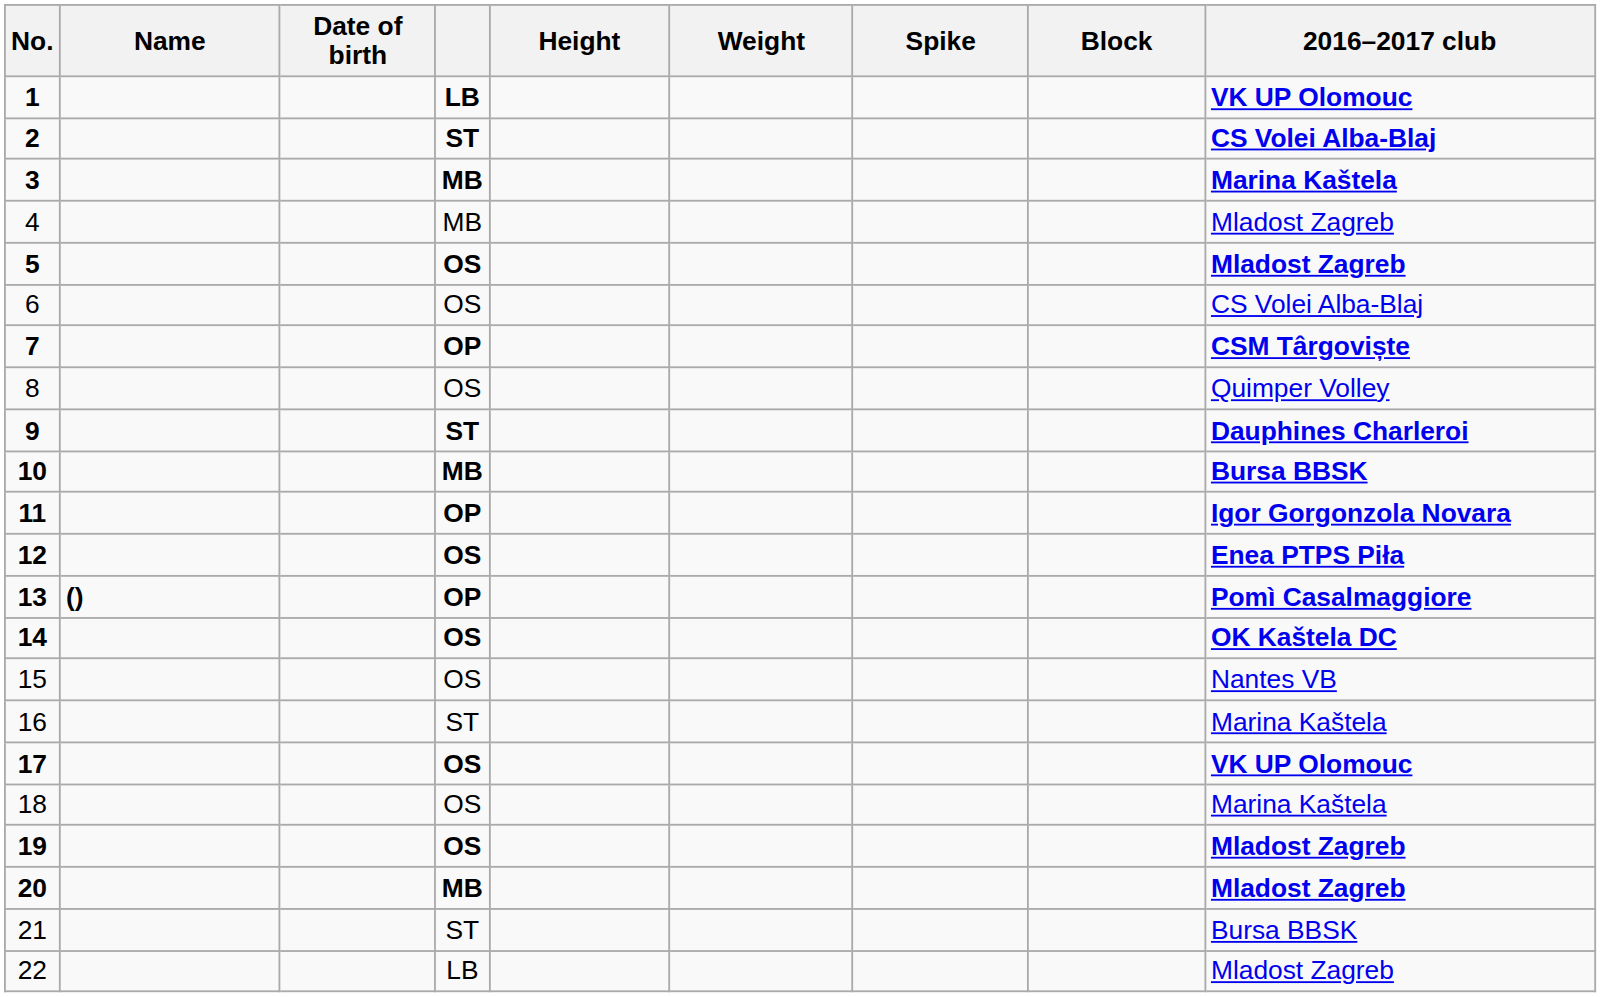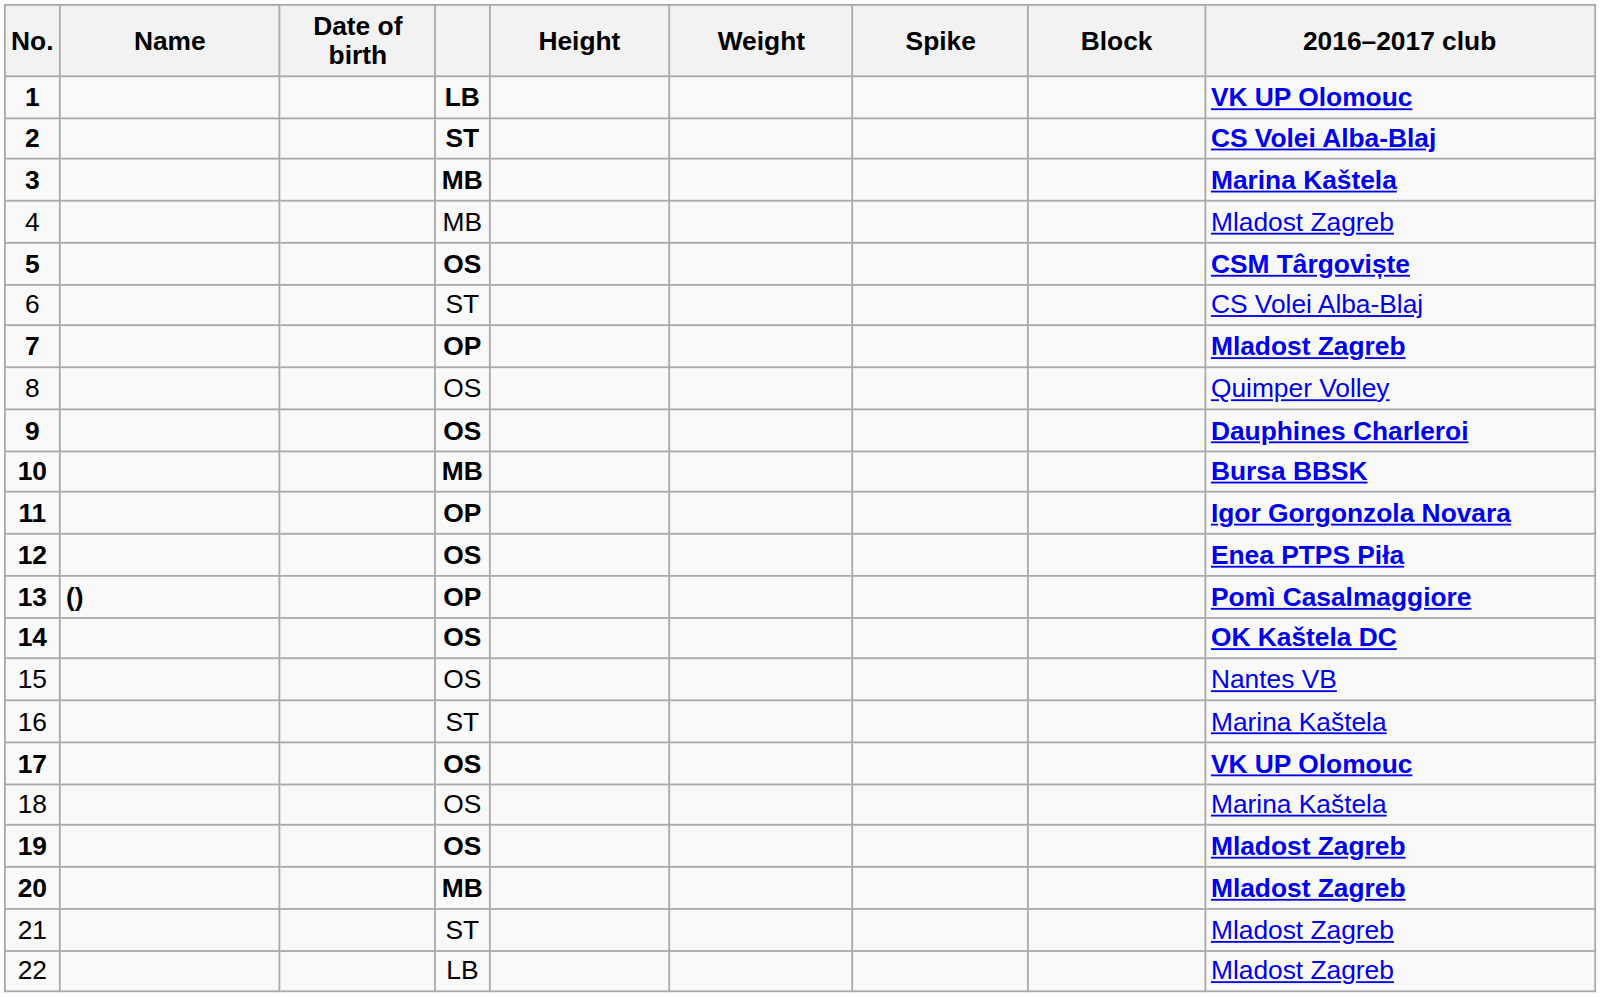(1308, 264) Mladost Zagreb -> (1310, 264) CSM Târgoviște
(462, 305) OS -> (462, 305) ST
(1310, 347) CSM Târgoviște -> (1308, 347) Mladost Zagreb
(462, 430) ST -> (462, 430) OS
(1284, 930) Bursa BBSK -> (1302, 930) Mladost Zagreb
